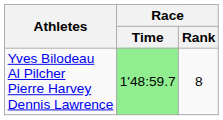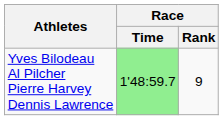(199, 82) 8 -> (199, 82) 9
